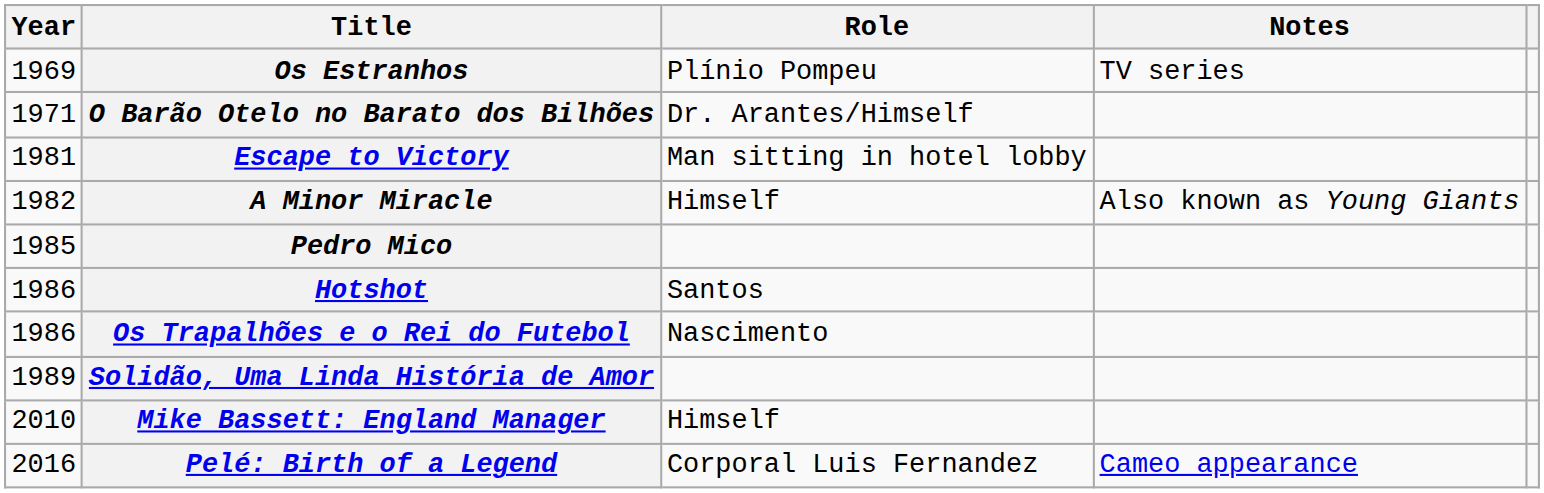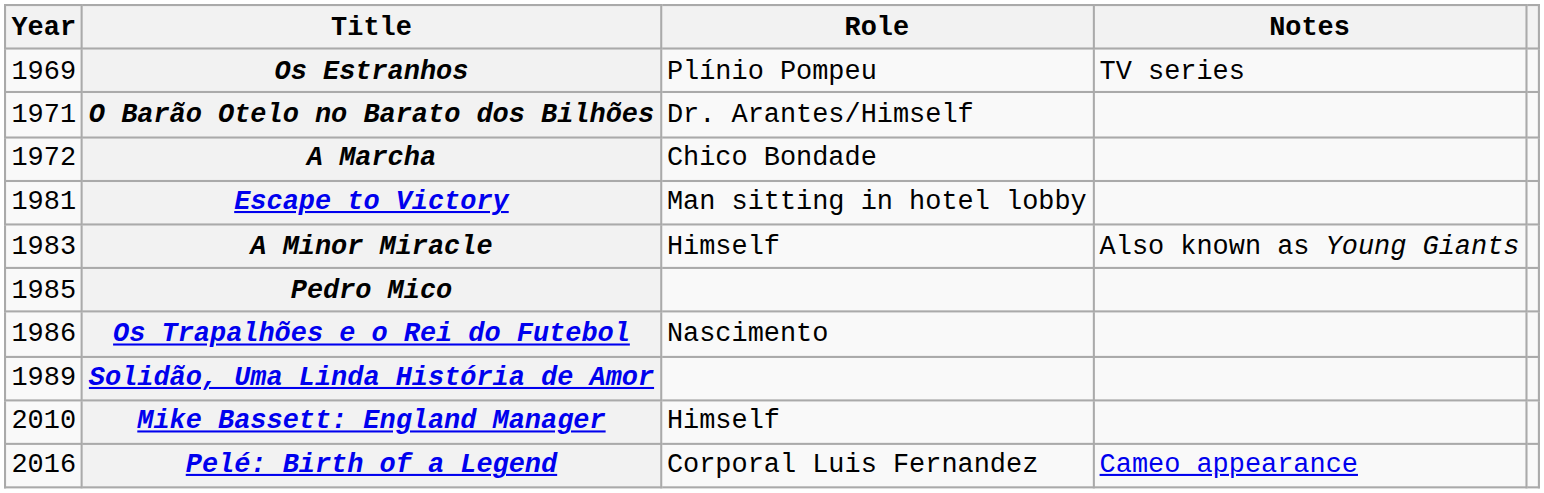+ row: (371, 159)
(44, 202) 1982 -> (44, 246) 1983
- row: (371, 290)
